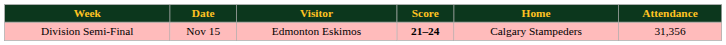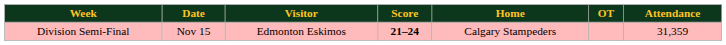+ column: (606, 13)
(670, 31) 31,356 -> (673, 31) 31,359
